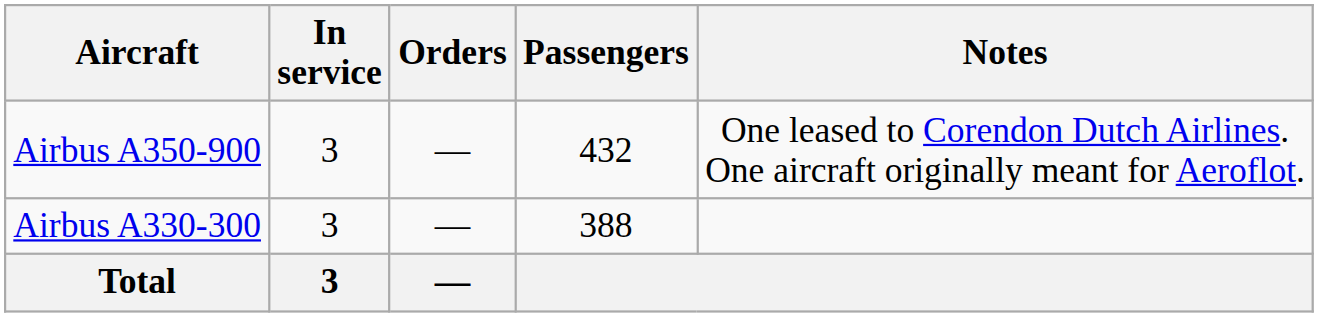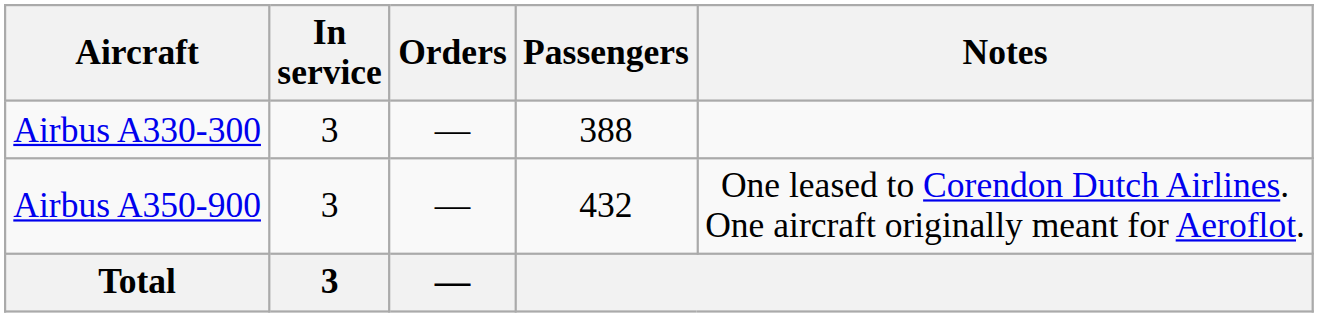rows swapped: (137, 225) <-> (137, 148)
